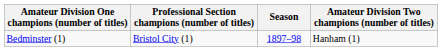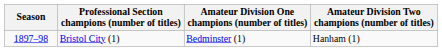columns swapped: (284, 17) <-> (68, 17)
